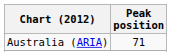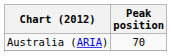(139, 42) 71 -> (139, 42) 70
